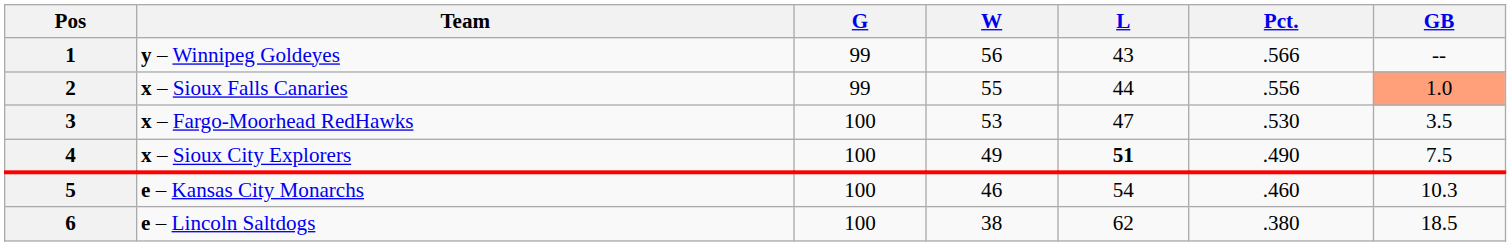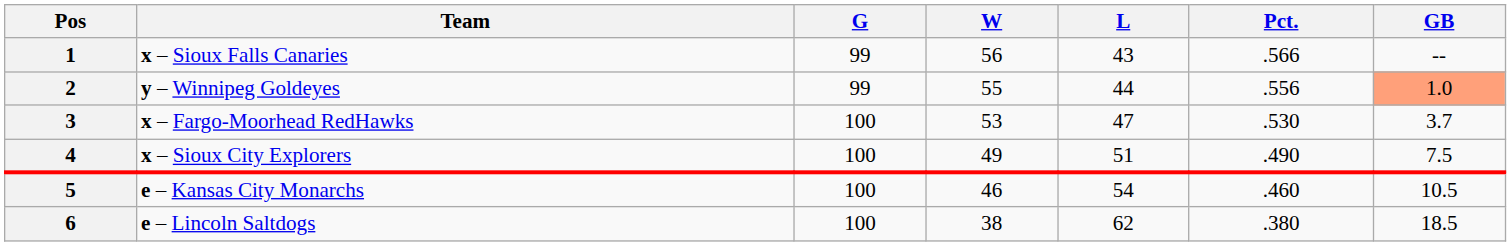(241, 54) y – Winnipeg Goldeyes -> (244, 54) x – Sioux Falls Canaries
(244, 88) x – Sioux Falls Canaries -> (241, 88) y – Winnipeg Goldeyes
(1439, 121) 3.5 -> (1439, 121) 3.7
(1123, 155) bold -> (1123, 155) normal
(1439, 190) 10.3 -> (1439, 190) 10.5
